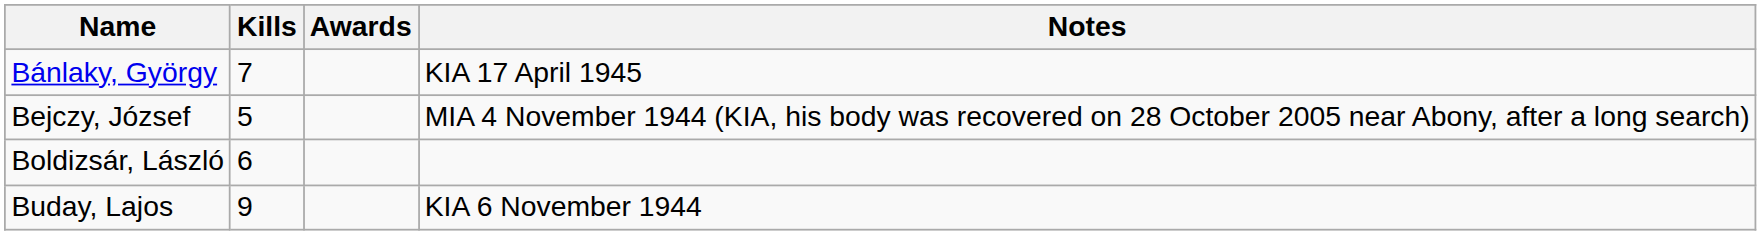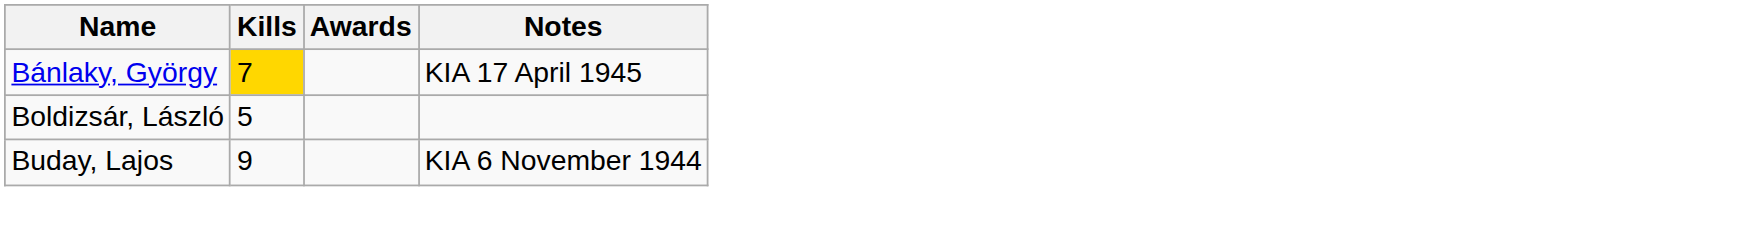(245, 71) no background -> (245, 71) gold background
- row: (101, 116)
(245, 161) 6 -> (245, 116) 5
